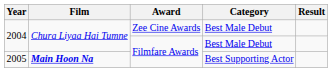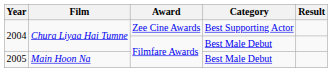(238, 28) Best Male Debut -> (249, 28) Best Supporting Actor
(62, 59) bold -> (61, 59) normal
(249, 59) Best Supporting Actor -> (238, 59) Best Male Debut
